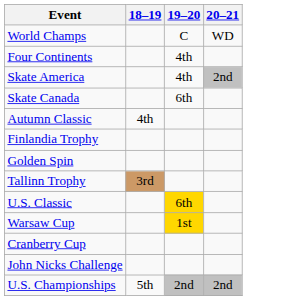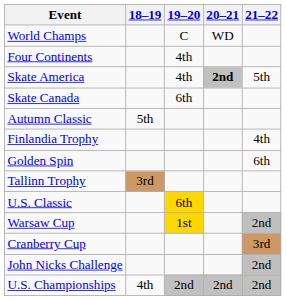+ column: (262, 14)
(223, 77) normal -> (223, 77) bold
(145, 118) 4th -> (145, 118) 5th
(145, 285) 5th -> (145, 285) 4th
